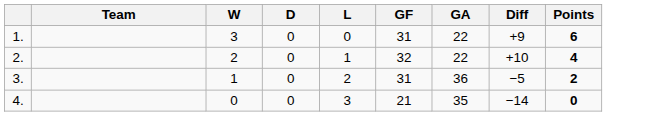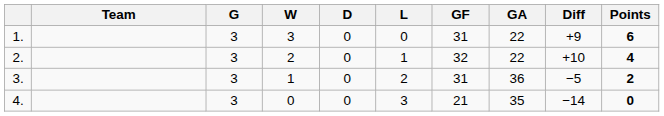+ column: (234, 15)
